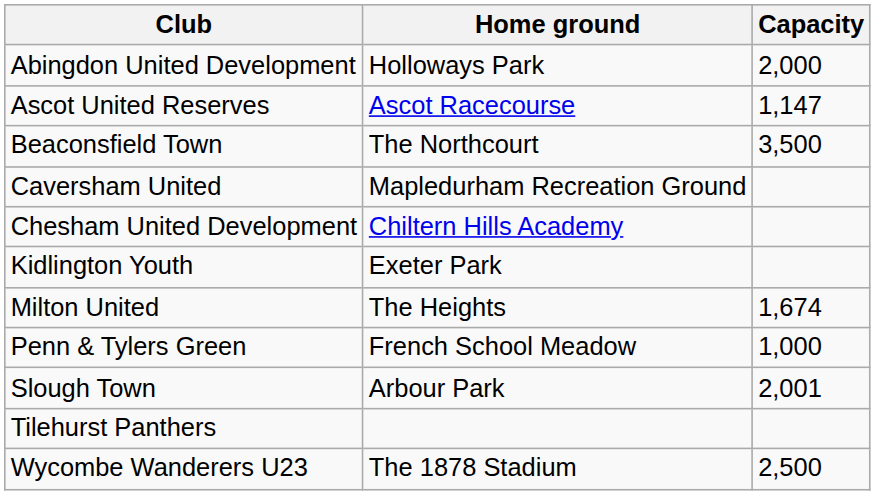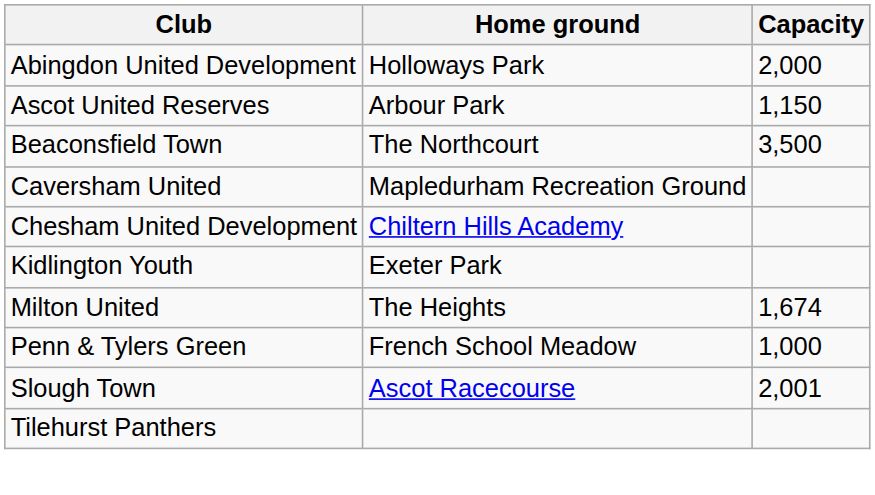(472, 105) Ascot Racecourse -> (437, 105) Arbour Park
(790, 105) 1,147 -> (790, 105) 1,150
(437, 387) Arbour Park -> (472, 387) Ascot Racecourse
- row: (159, 468)
